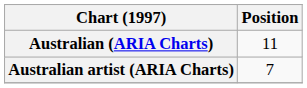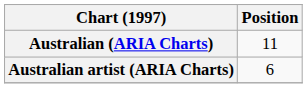(270, 69) 7 -> (270, 69) 6
